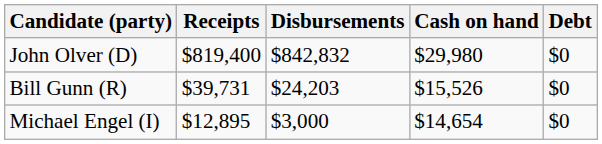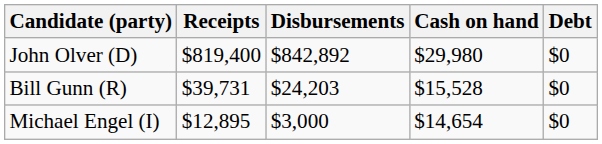(310, 54) $842,832 -> (310, 54) $842,892
(449, 88) $15,526 -> (449, 88) $15,528
